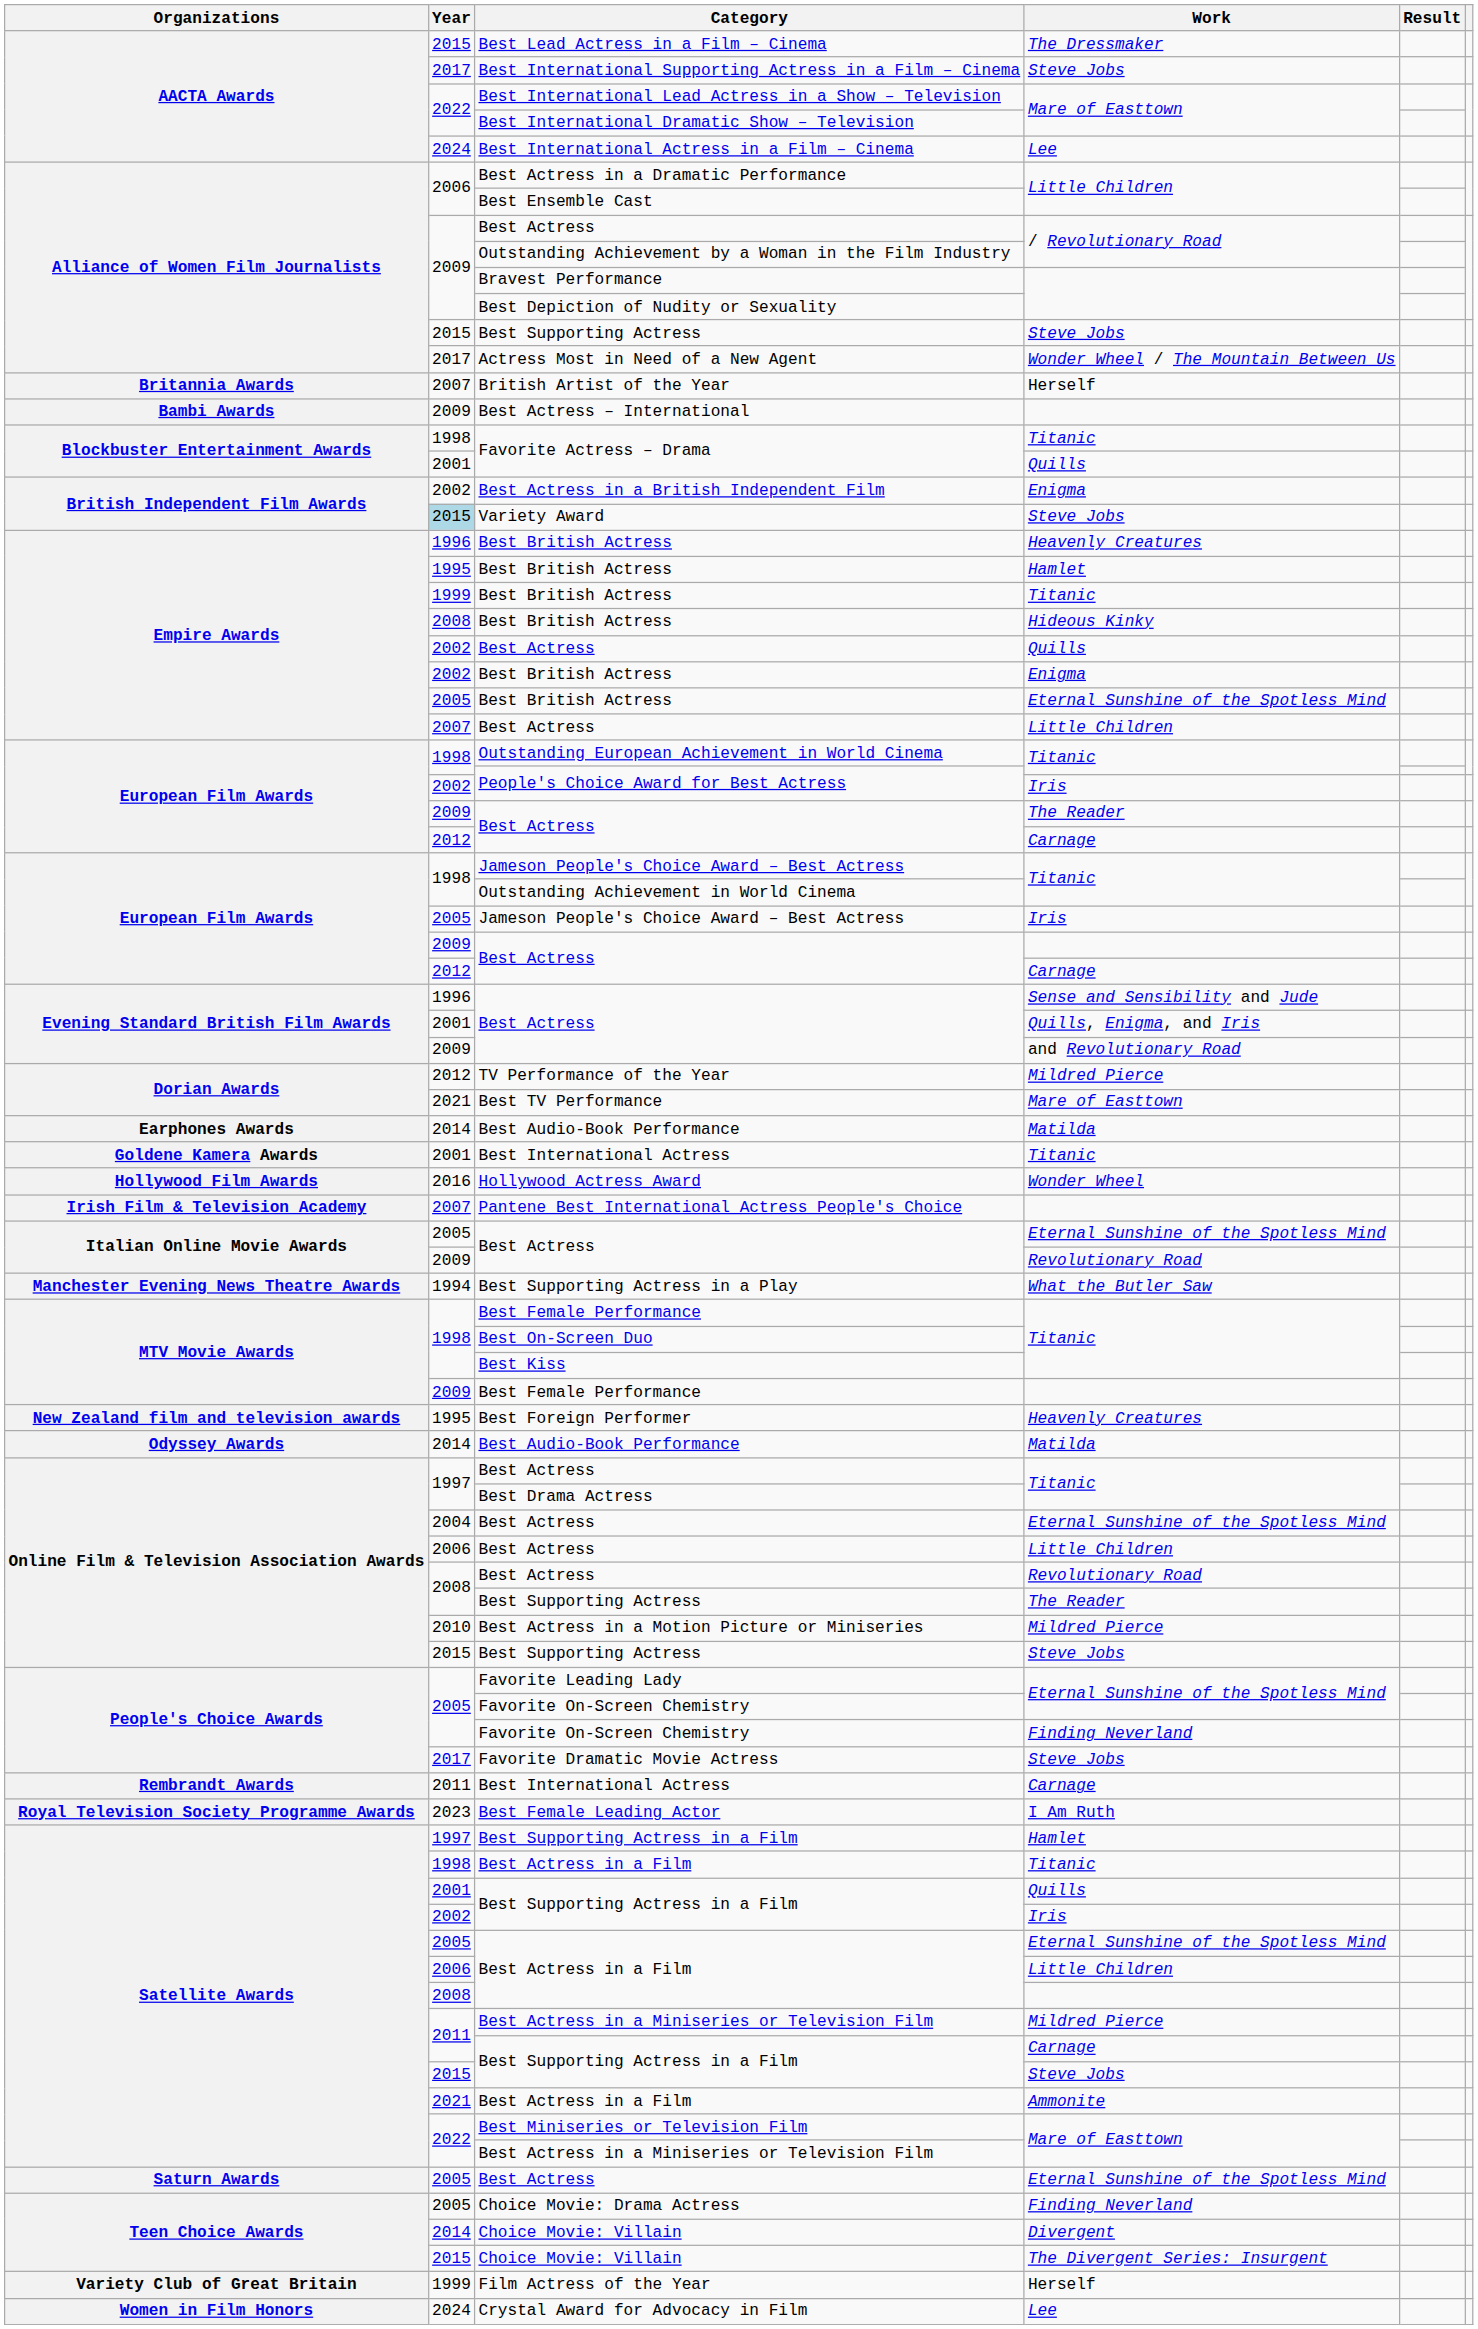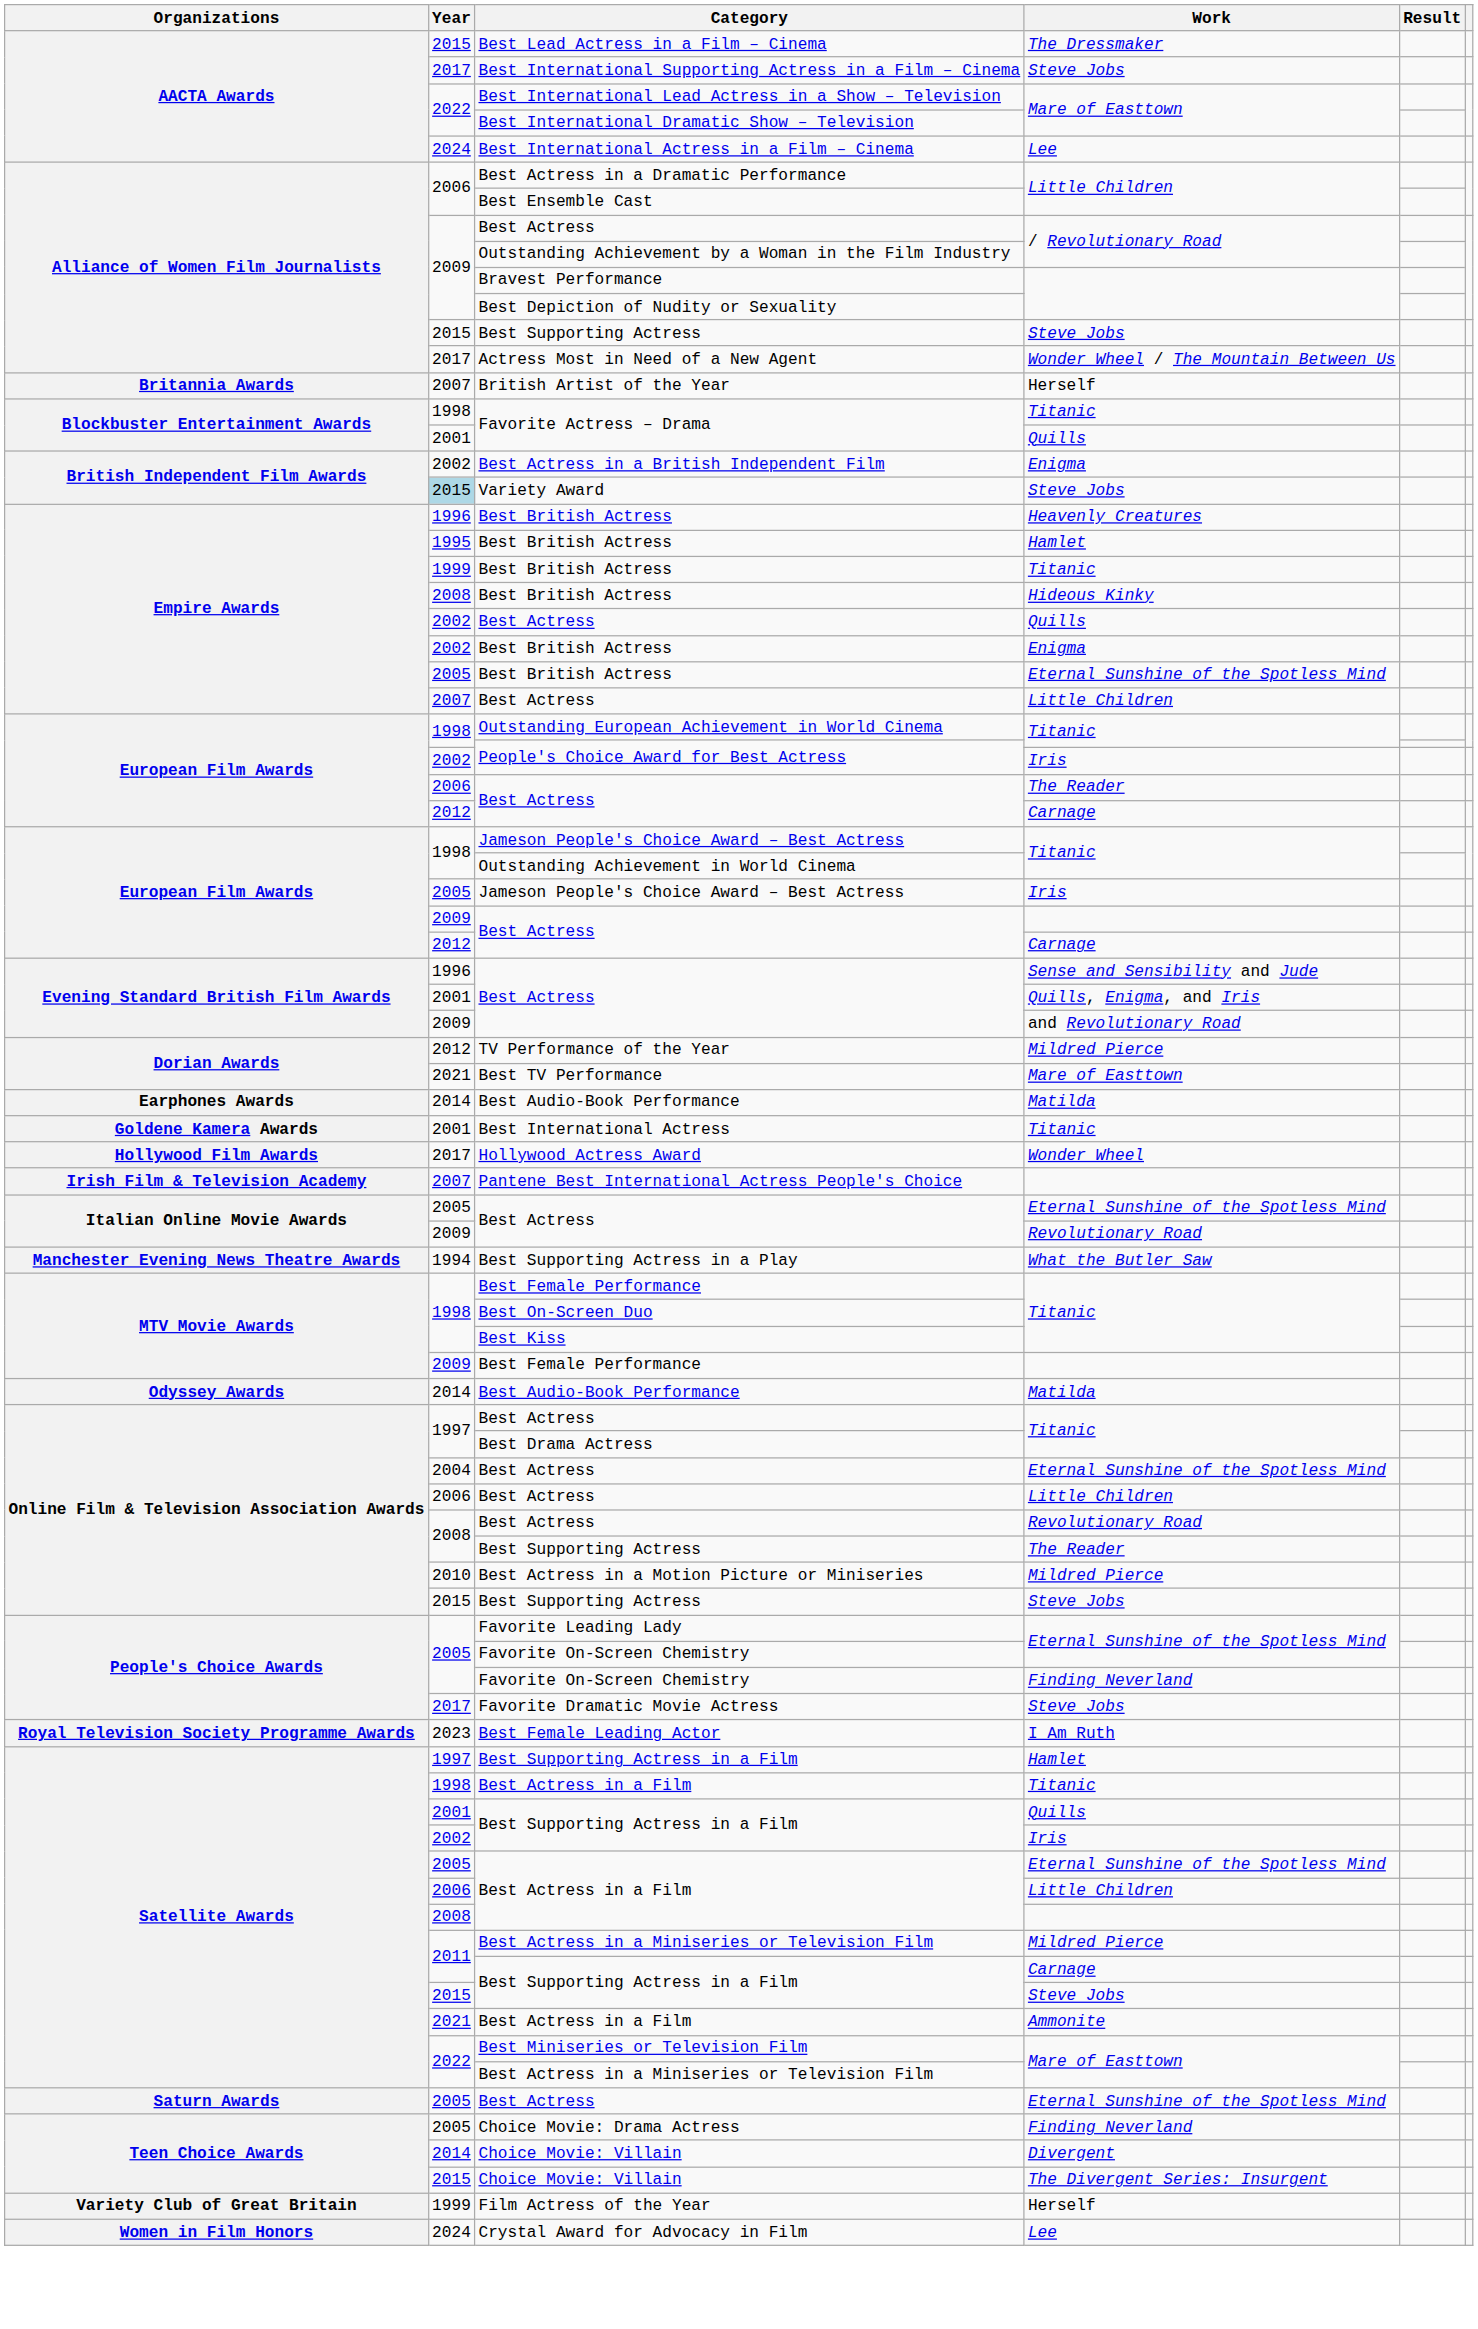- row: (614, 412)
(451, 814) 2009 -> (451, 787) 2006
(451, 1181) 2016 -> (451, 1155) 2017
- row: (585, 1418)
- row: (604, 1786)
